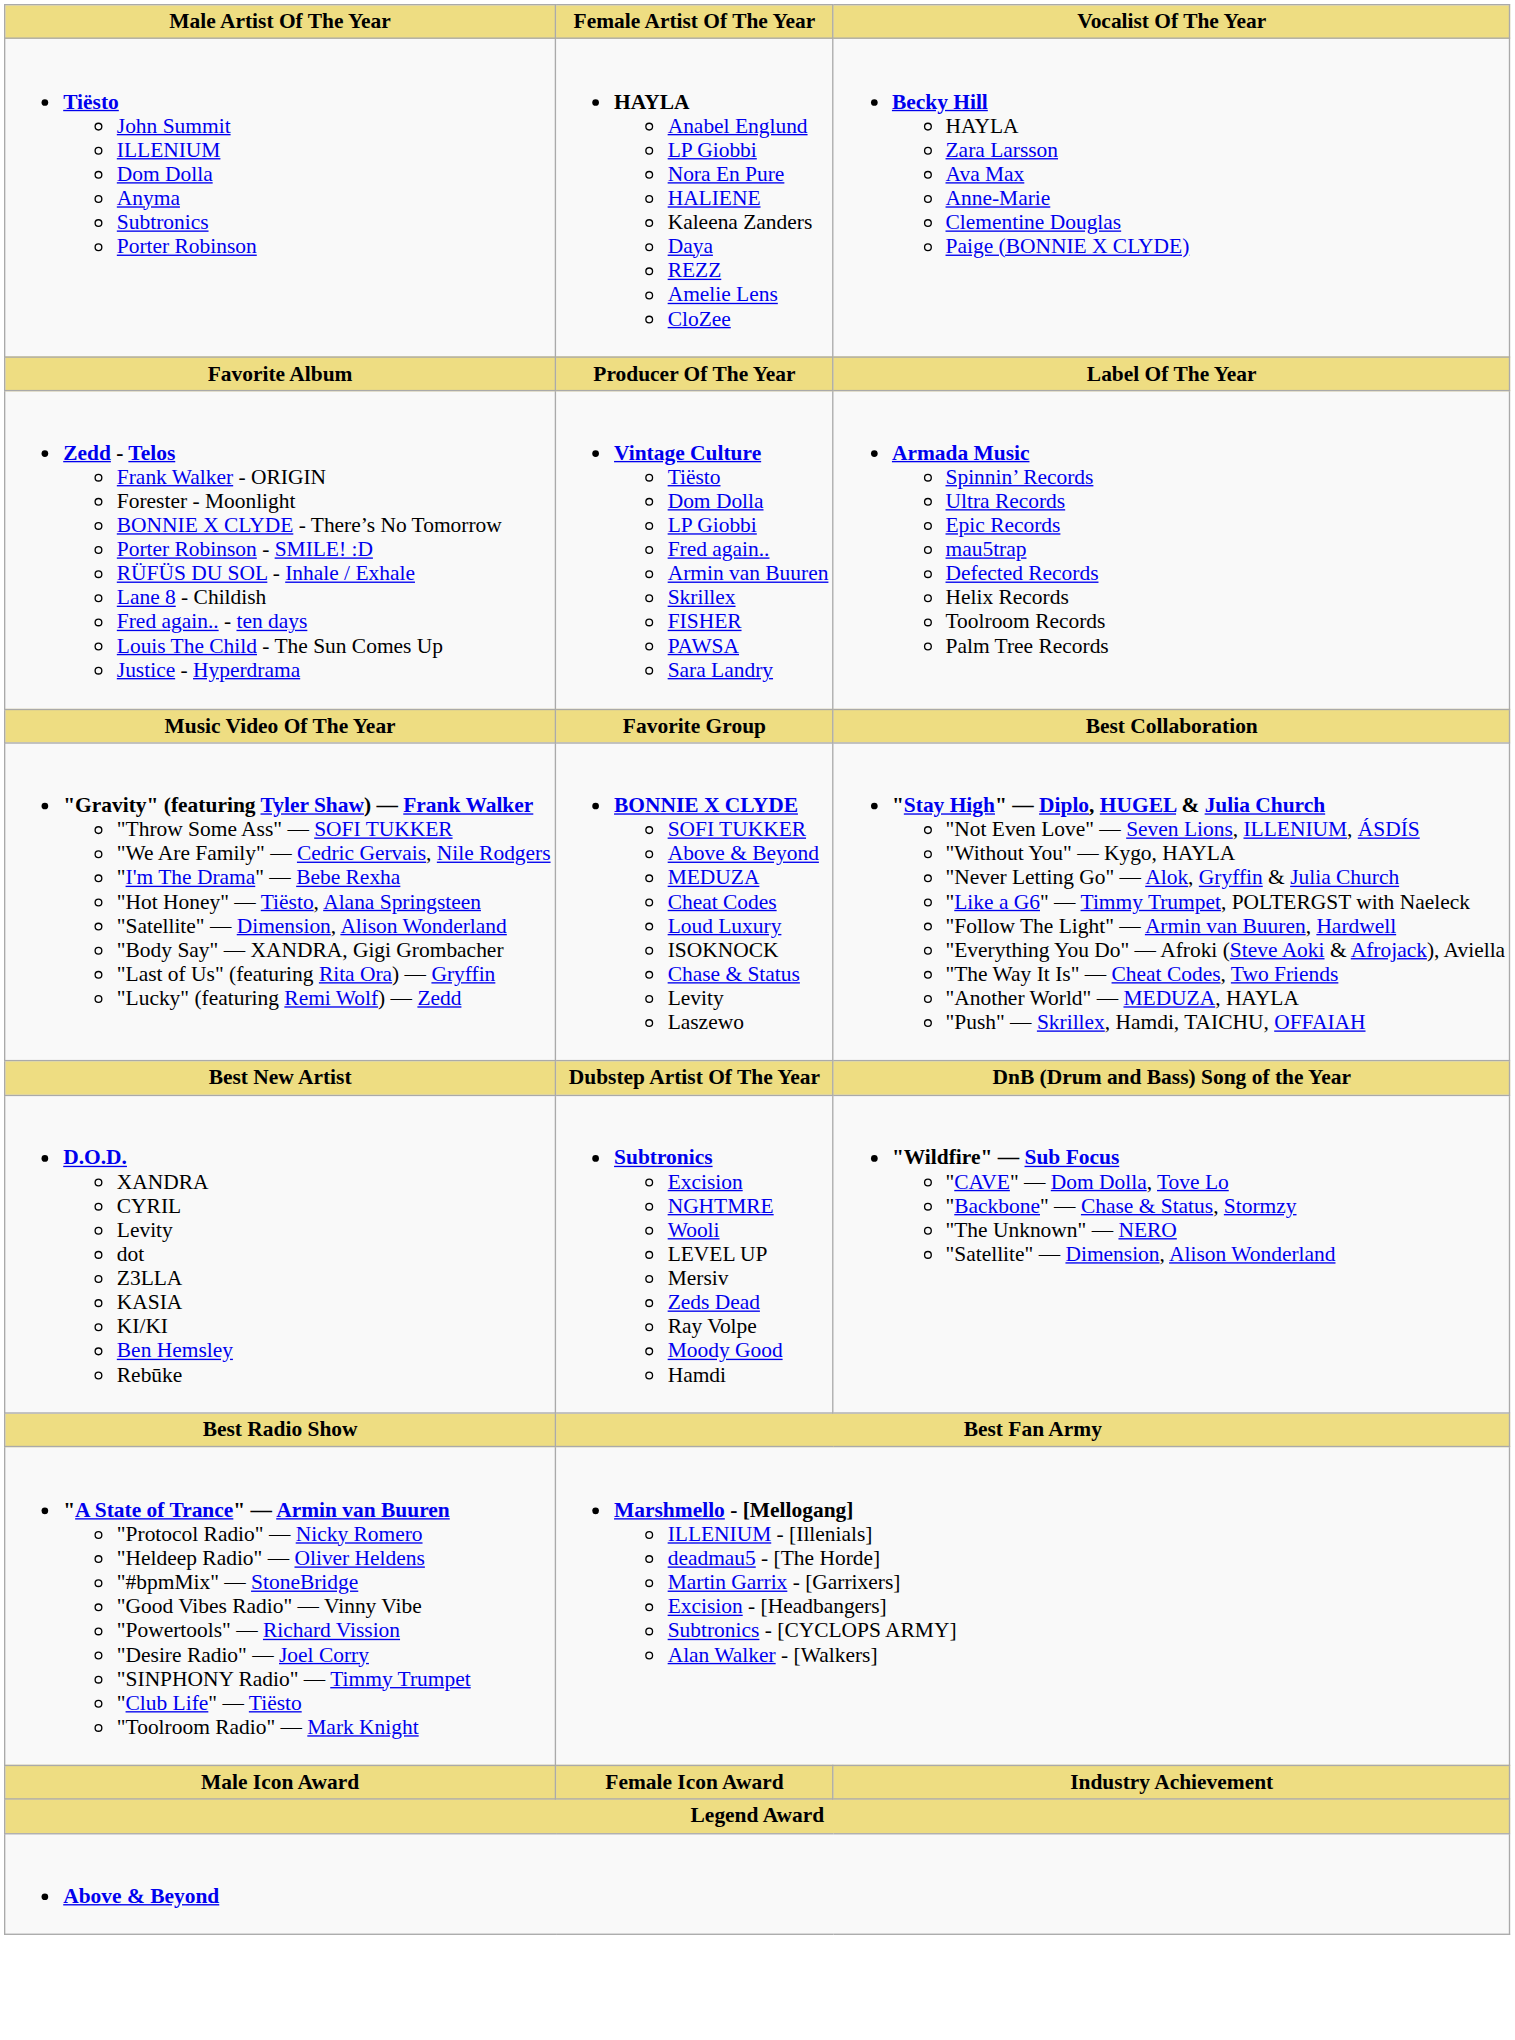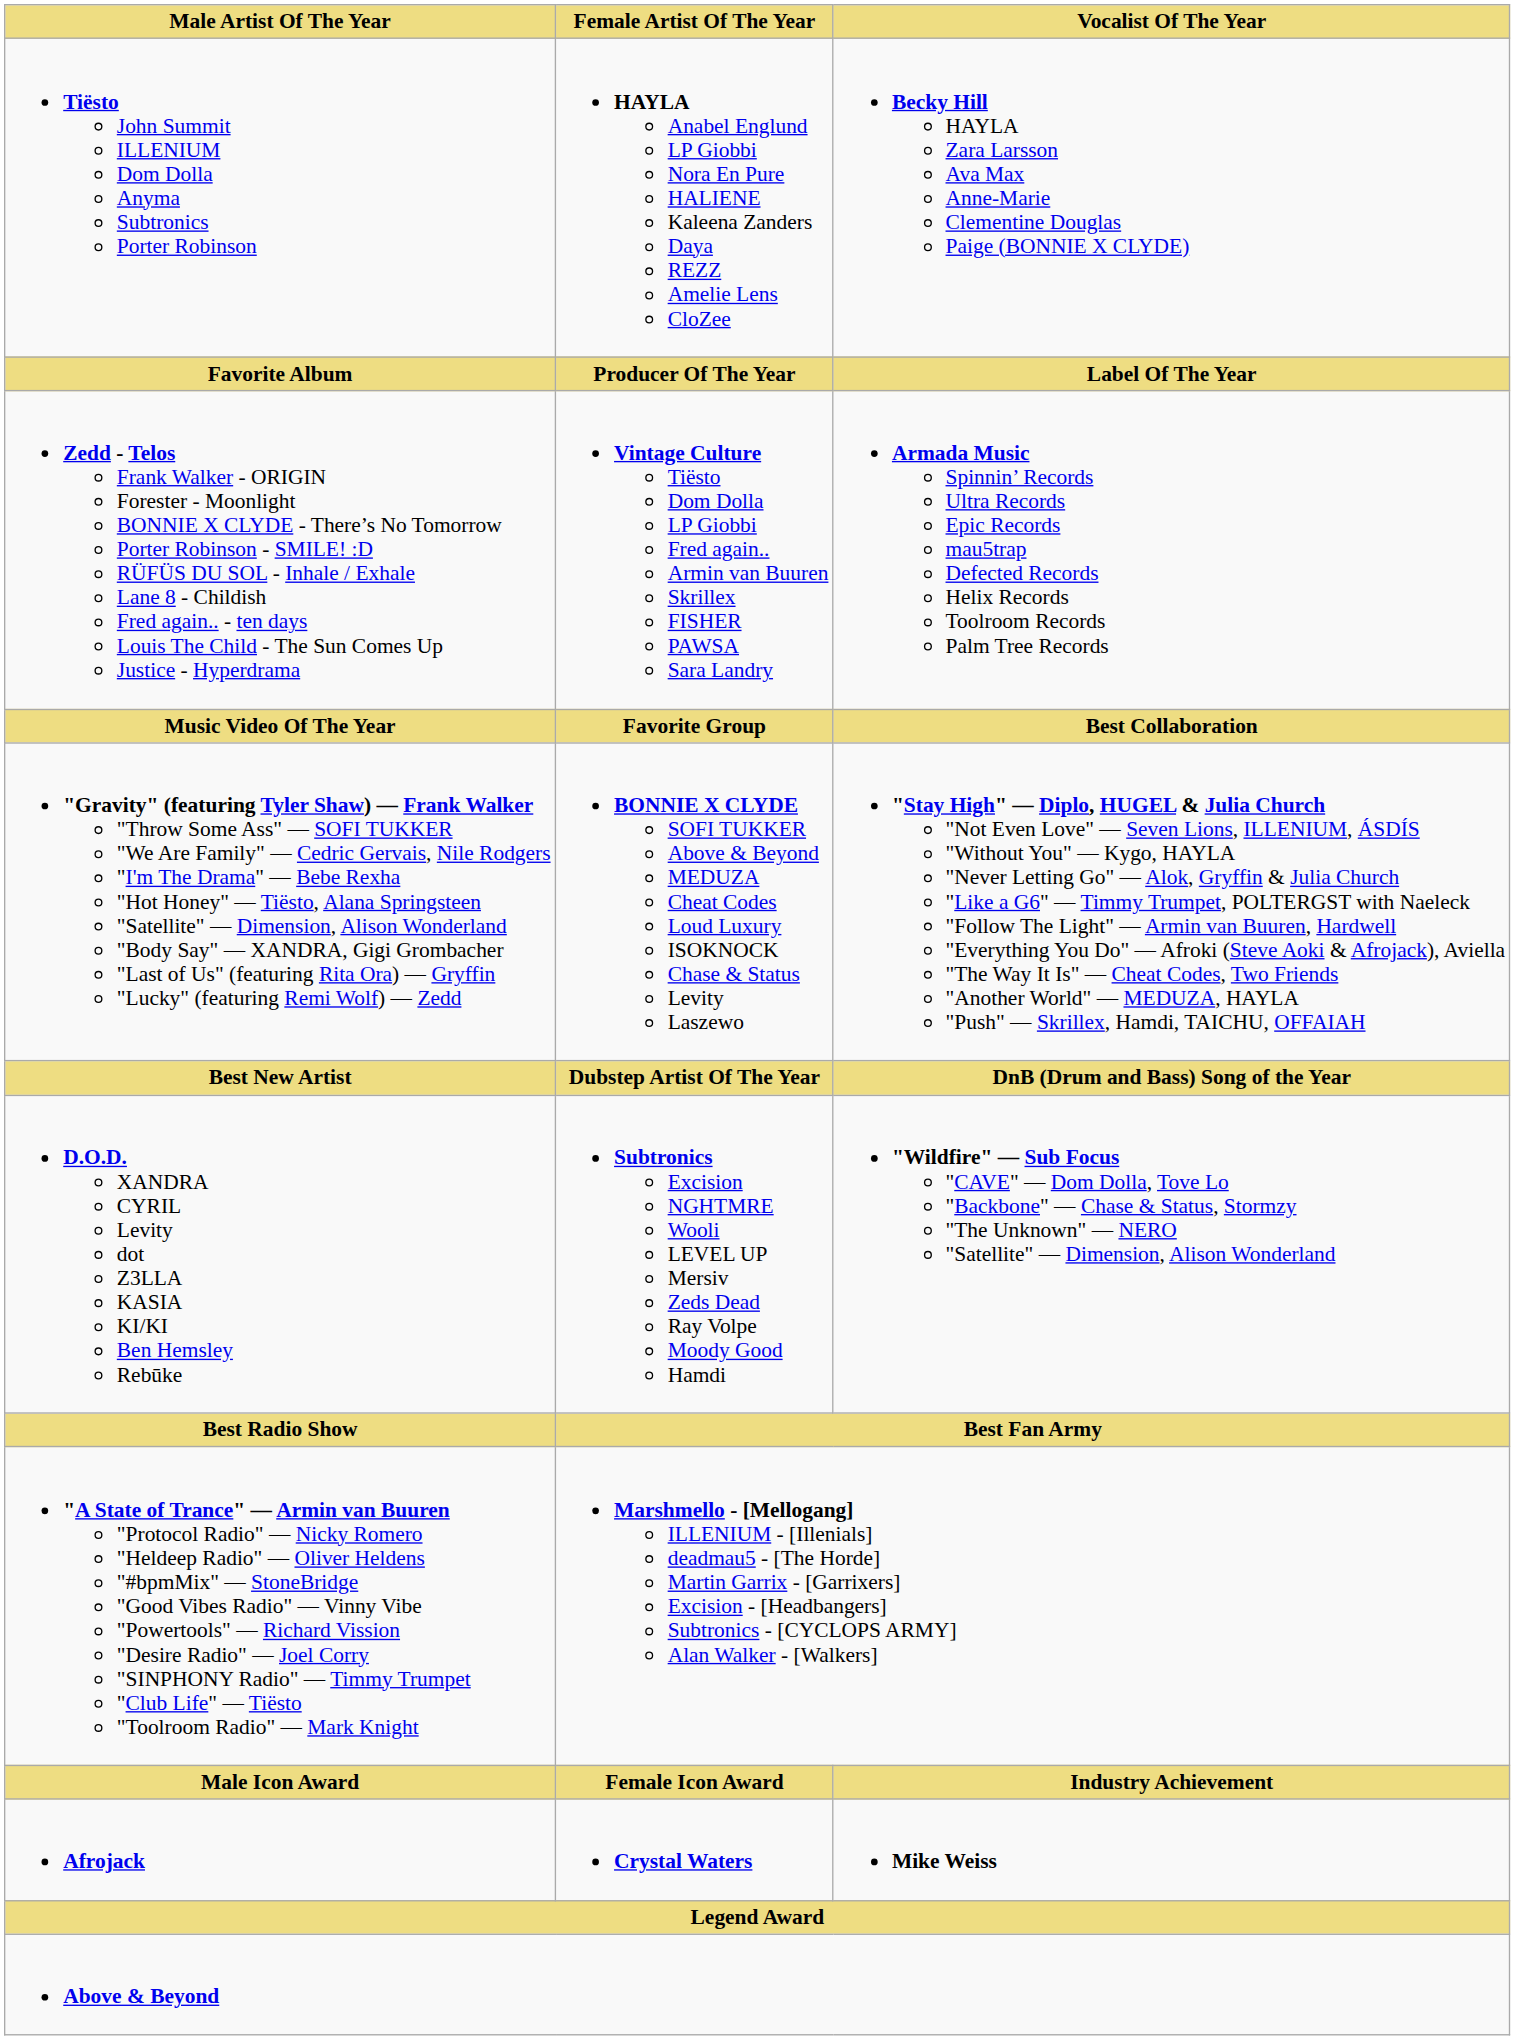+ row: (280, 1862)
